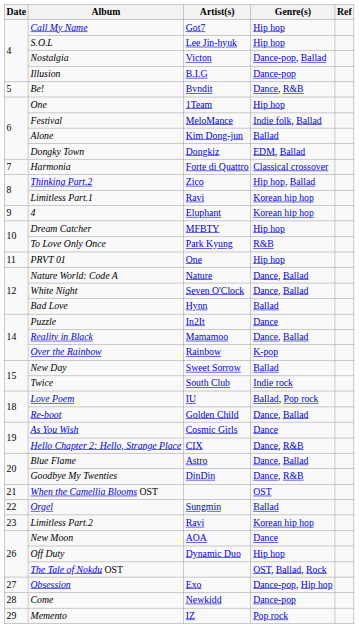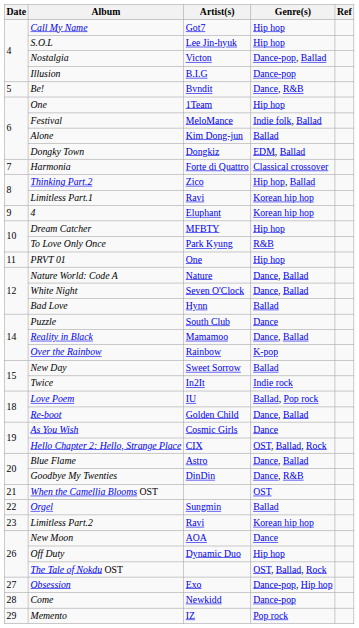(195, 321) In2It -> (208, 321) South Club
(208, 383) South Club -> (195, 383) In2It
(278, 445) Dance, R&B -> (290, 445) OST, Ballad, Rock
